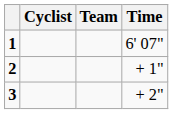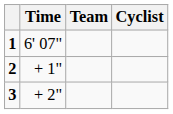columns swapped: (48, 17) <-> (145, 17)
